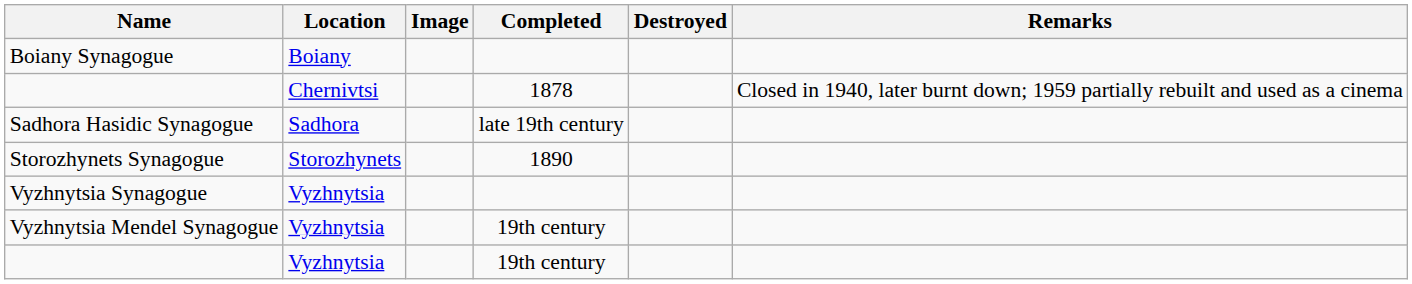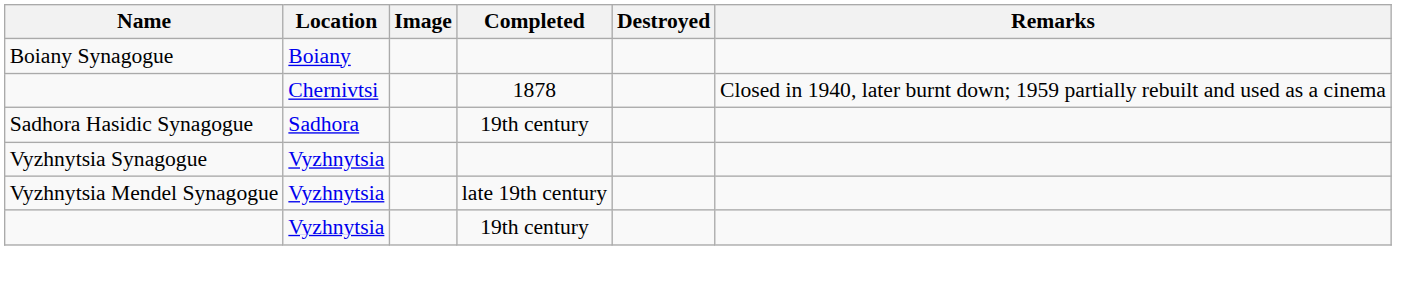(551, 124) late 19th century -> (534, 124) 19th century
- row: (117, 158)
(551, 227) 19th century -> (534, 192) late 19th century
